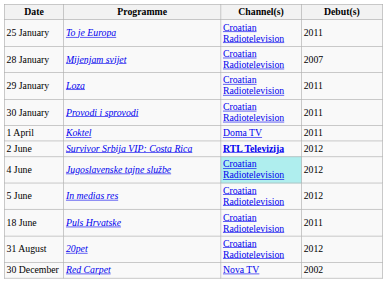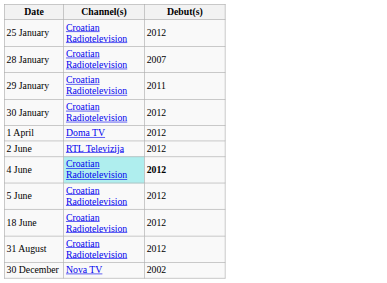- column: (142, 12)
(313, 33) 2011 -> (156, 33) 2012
(313, 112) 2011 -> (156, 112) 2012
(313, 133) 2011 -> (156, 133) 2012
(254, 149) bold -> (95, 149) normal
(313, 170) normal -> (156, 170) bold
(313, 222) 2011 -> (156, 222) 2012
